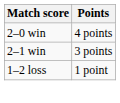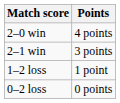+ row: (27, 88)
